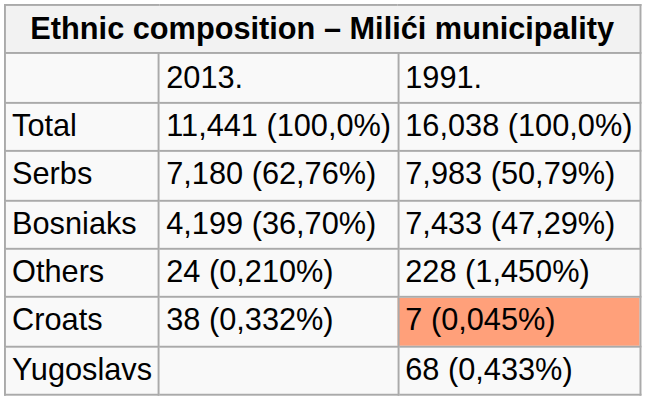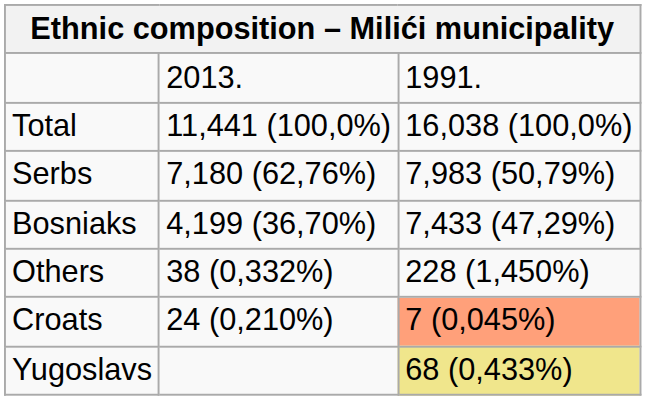(250, 272) 24 (0,210%) -> (250, 272) 38 (0,332%)
(250, 321) 38 (0,332%) -> (250, 321) 24 (0,210%)
(489, 369) no background -> (489, 369) khaki background
